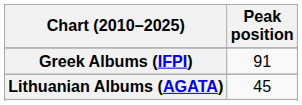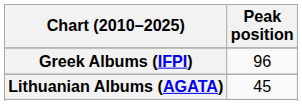(262, 61) 91 -> (262, 61) 96
